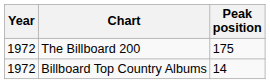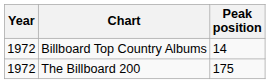rows swapped: (91, 48) <-> (124, 68)
